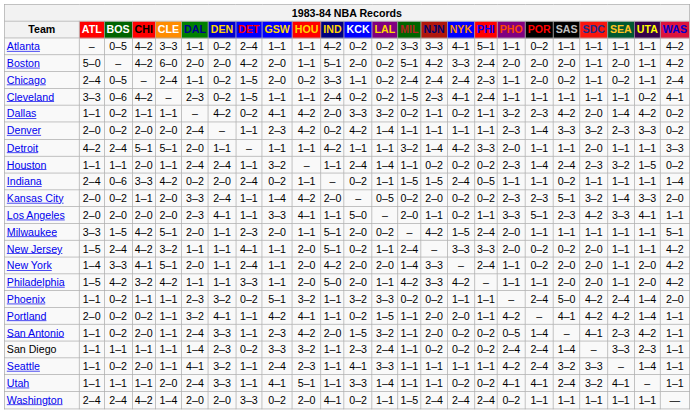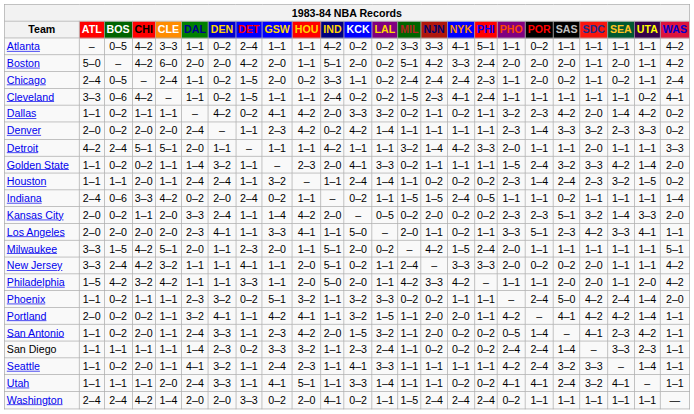(195, 97) 2–3 -> (195, 97) 1–1
+ row: (38, 165)
(92, 249) 1–5 -> (92, 266) 3–3
- row: (29, 266)
(358, 316) 0–2 -> (358, 316) 3–2
